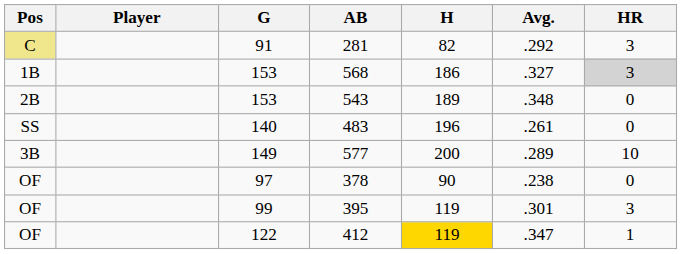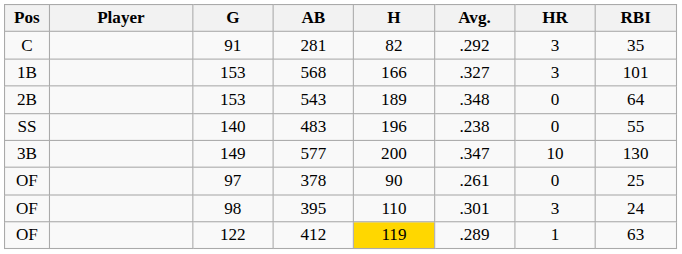+ column: (636, 18)
(30, 45) khaki background -> (27, 45) no background
(447, 72) 186 -> (394, 72) 166
(630, 72) lightgrey background -> (555, 72) no background
(539, 126) .261 -> (474, 126) .238
(539, 153) .289 -> (474, 153) .347
(539, 180) .238 -> (474, 180) .261
(264, 208) 99 -> (233, 208) 98
(447, 208) 119 -> (394, 208) 110
(539, 235) .347 -> (474, 235) .289
